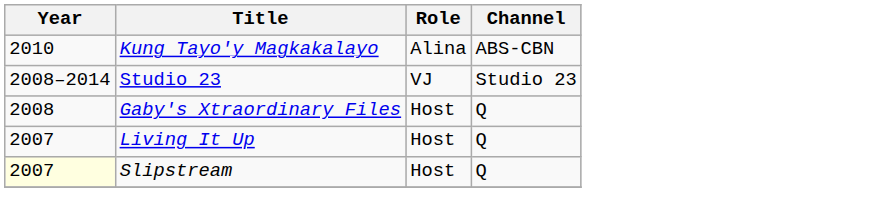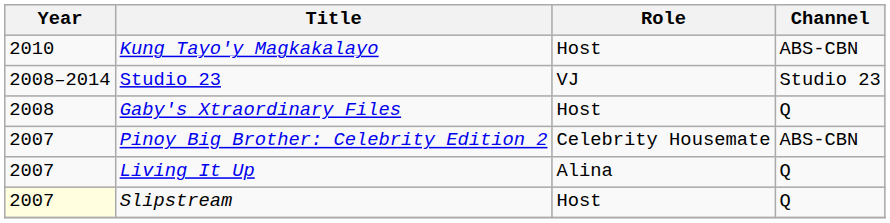(438, 51) Alina -> (579, 51) Host
+ row: (334, 141)
(433, 141) Host -> (585, 172) Alina
